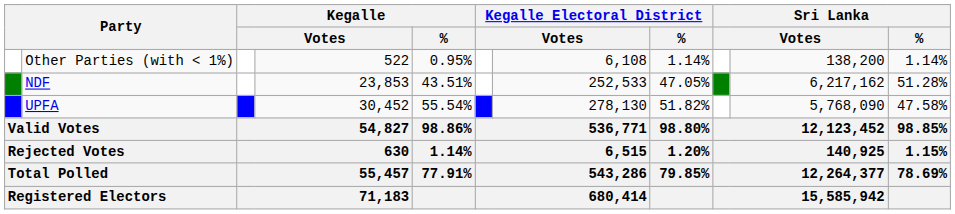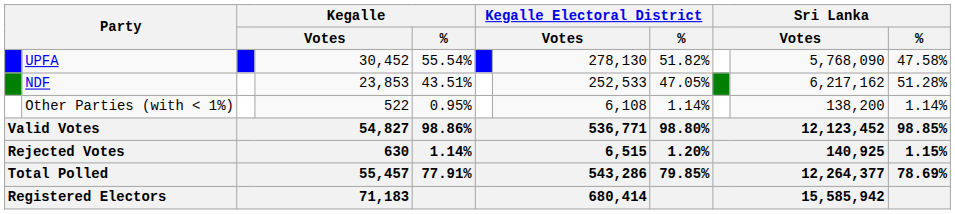rows swapped: (42, 107) <-> (130, 61)
